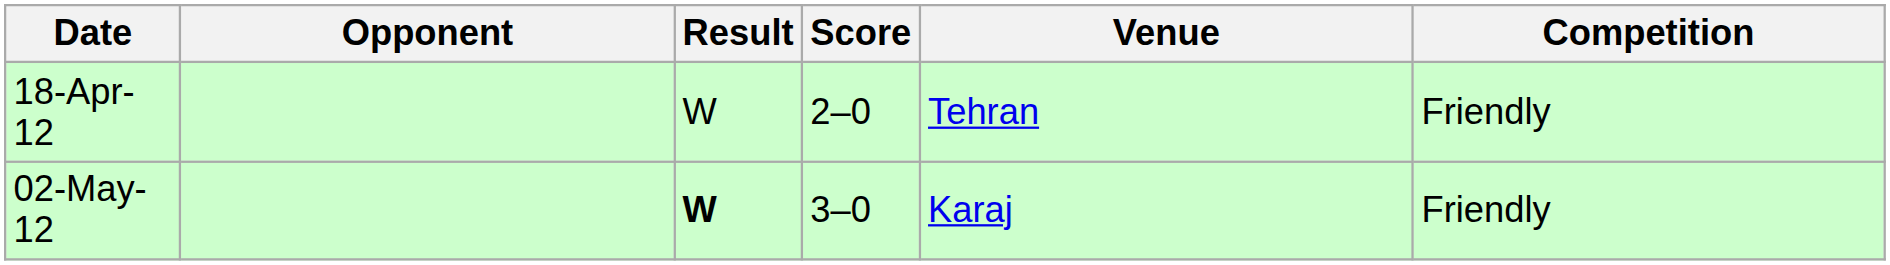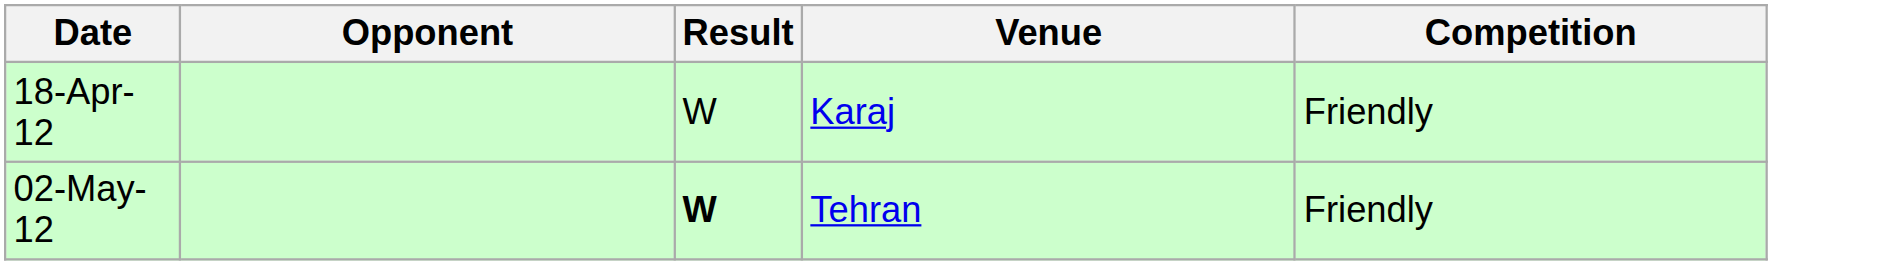- column: (861, 33)
(984, 111) Tehran -> (853, 111) Karaj
(970, 209) Karaj -> (866, 209) Tehran
